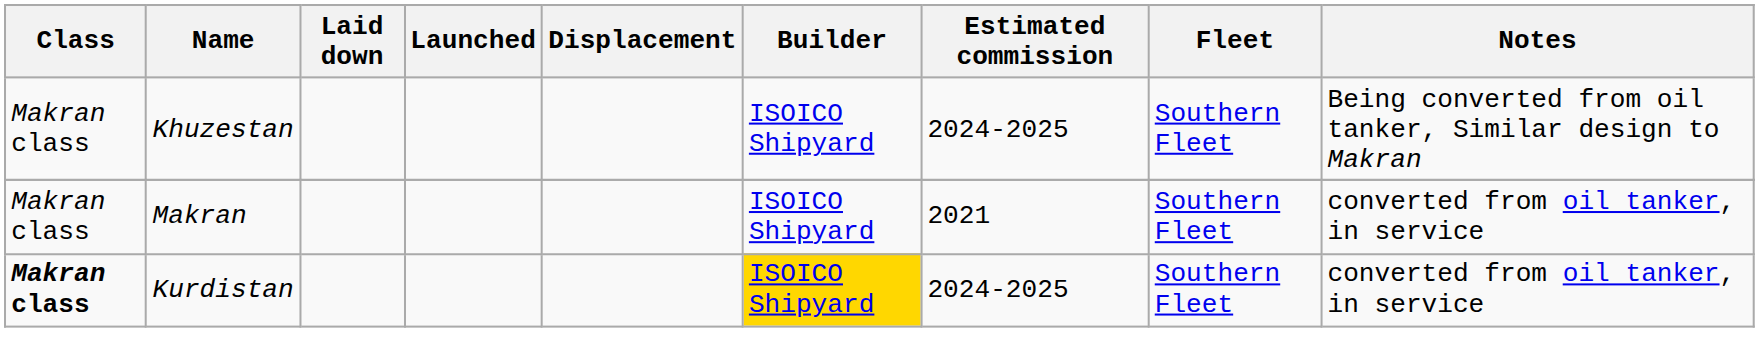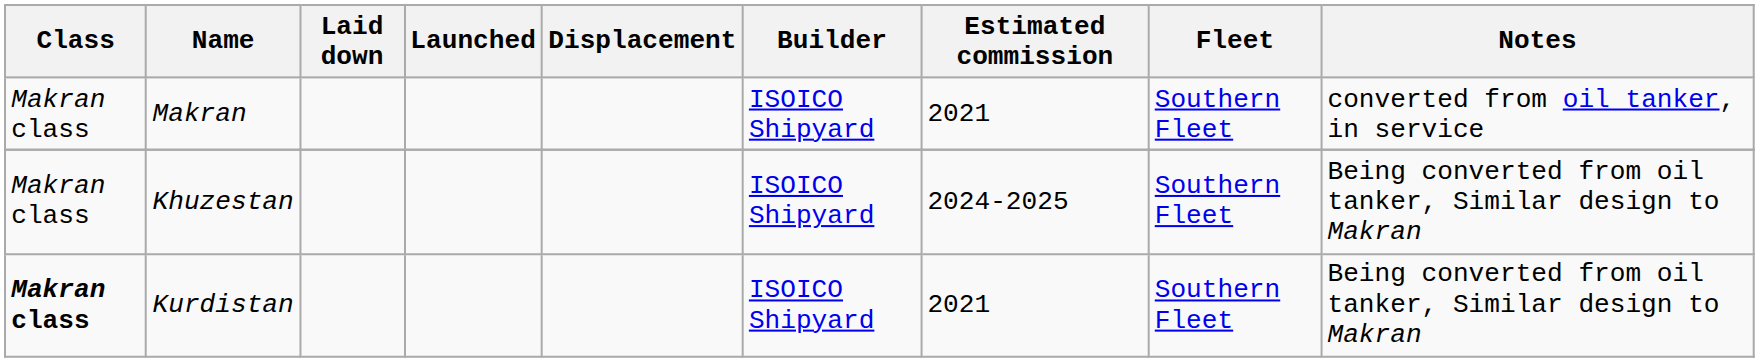rows swapped: (200, 217) <-> (223, 129)
(812, 290) gold background -> (812, 305) no background
(998, 290) 2024-2025 -> (959, 305) 2021
(1531, 290) converted from oil tanker, in service -> (1524, 305) Being converted from oil tanker, Similar design to Makran
